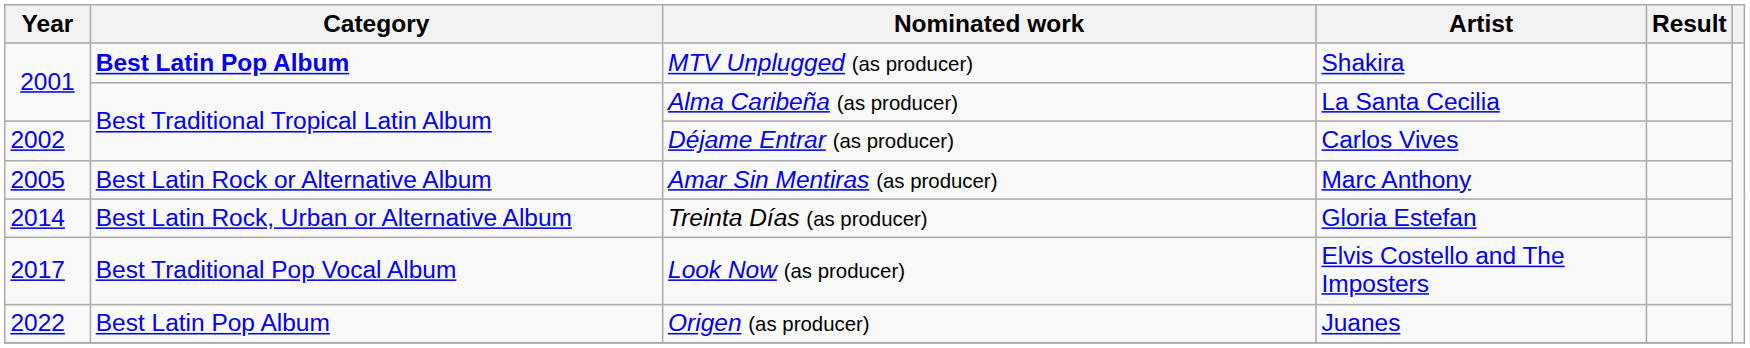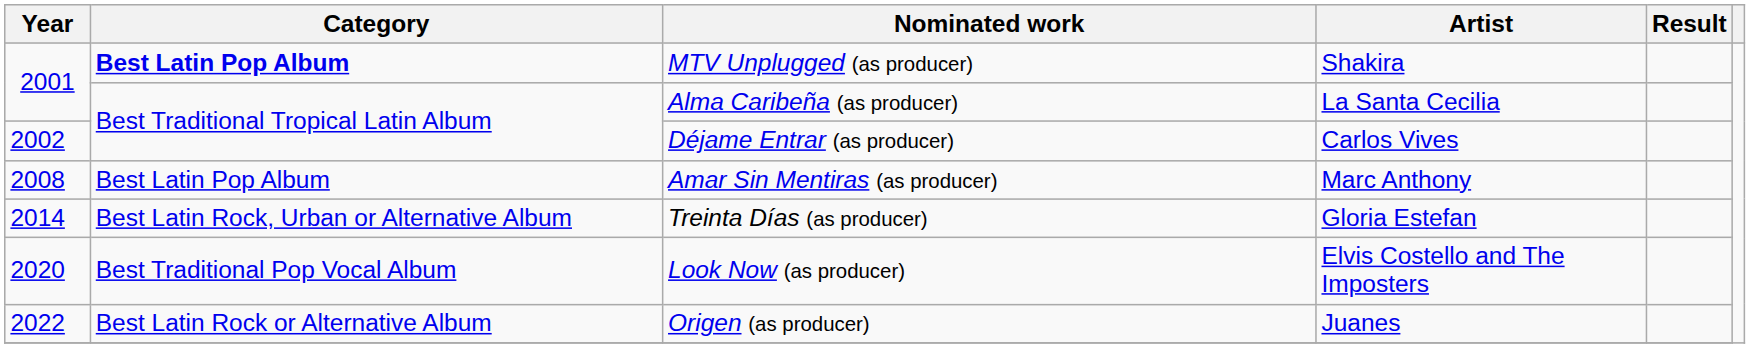(38, 179) 2005 -> (38, 179) 2008
(294, 179) Best Latin Rock or Alternative Album -> (213, 179) Best Latin Pop Album
(38, 270) 2017 -> (38, 270) 2020
(213, 323) Best Latin Pop Album -> (294, 323) Best Latin Rock or Alternative Album
